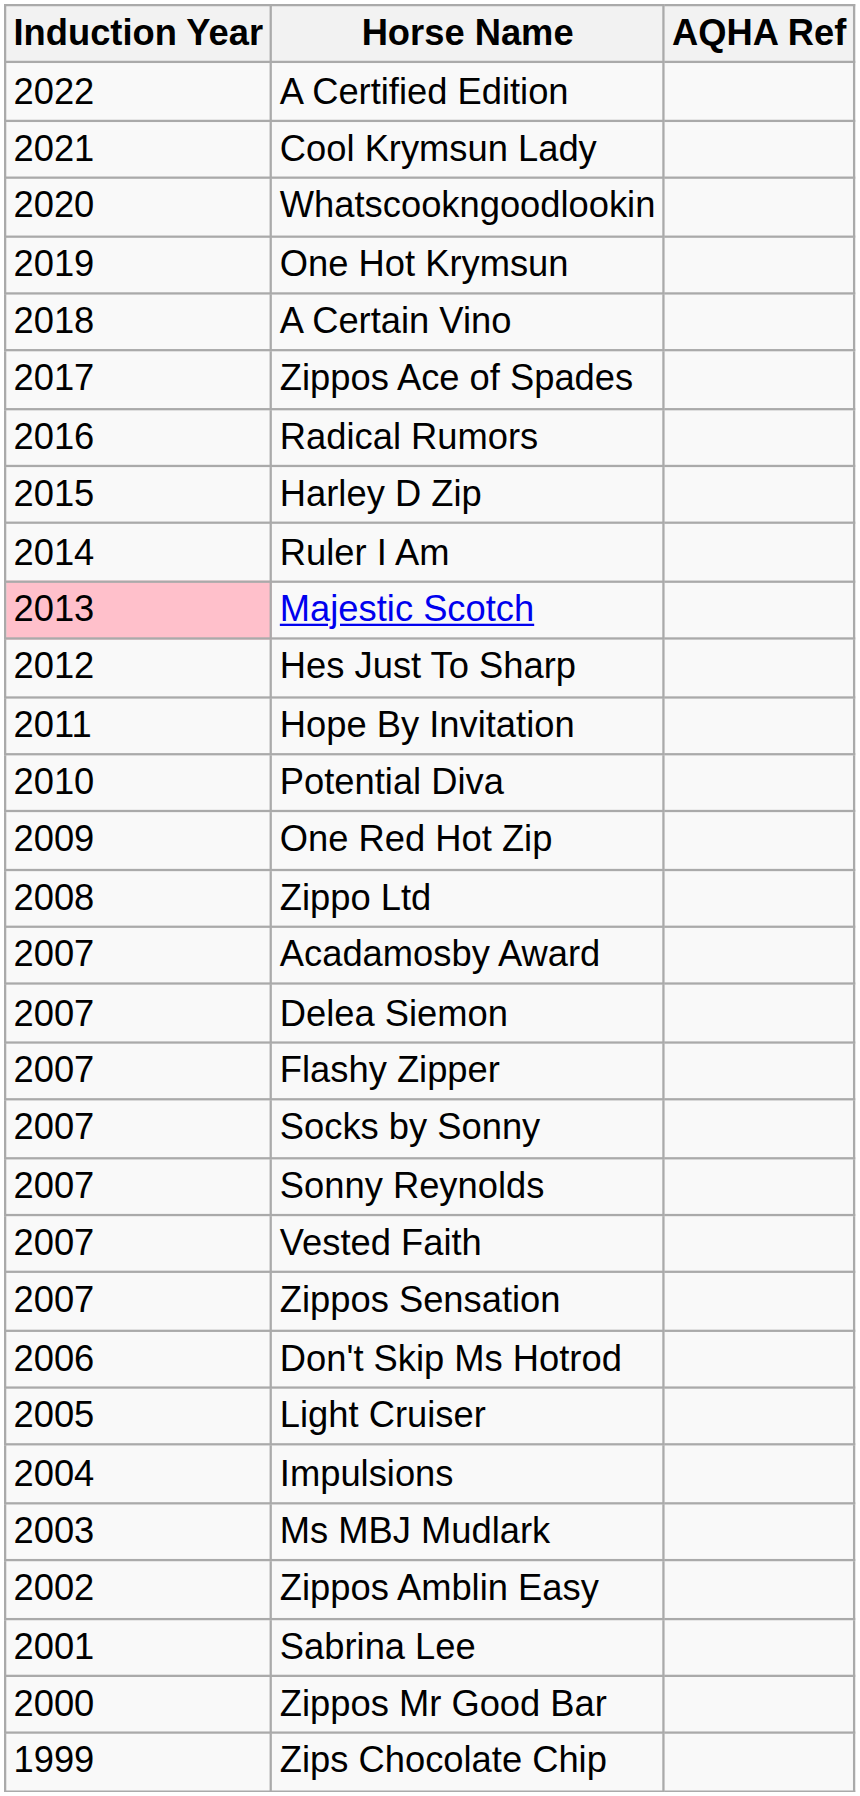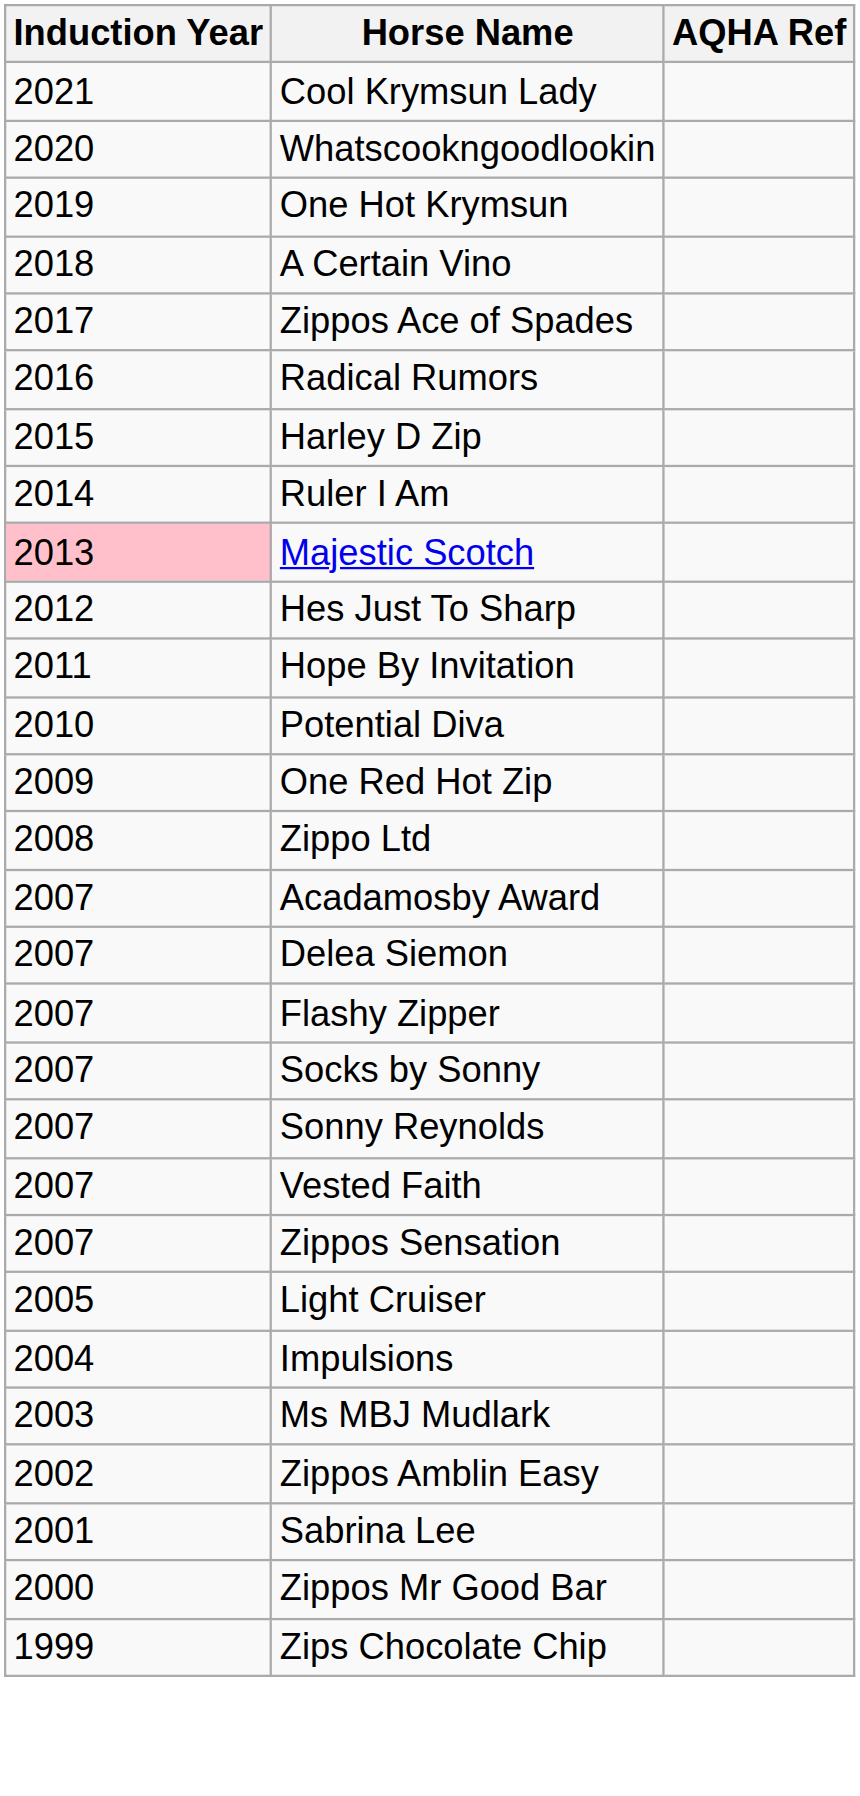- row: (424, 90)
- row: (451, 1358)
